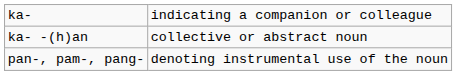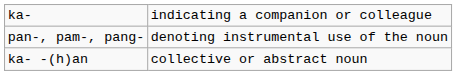rows swapped: (48, 37) <-> (76, 59)
